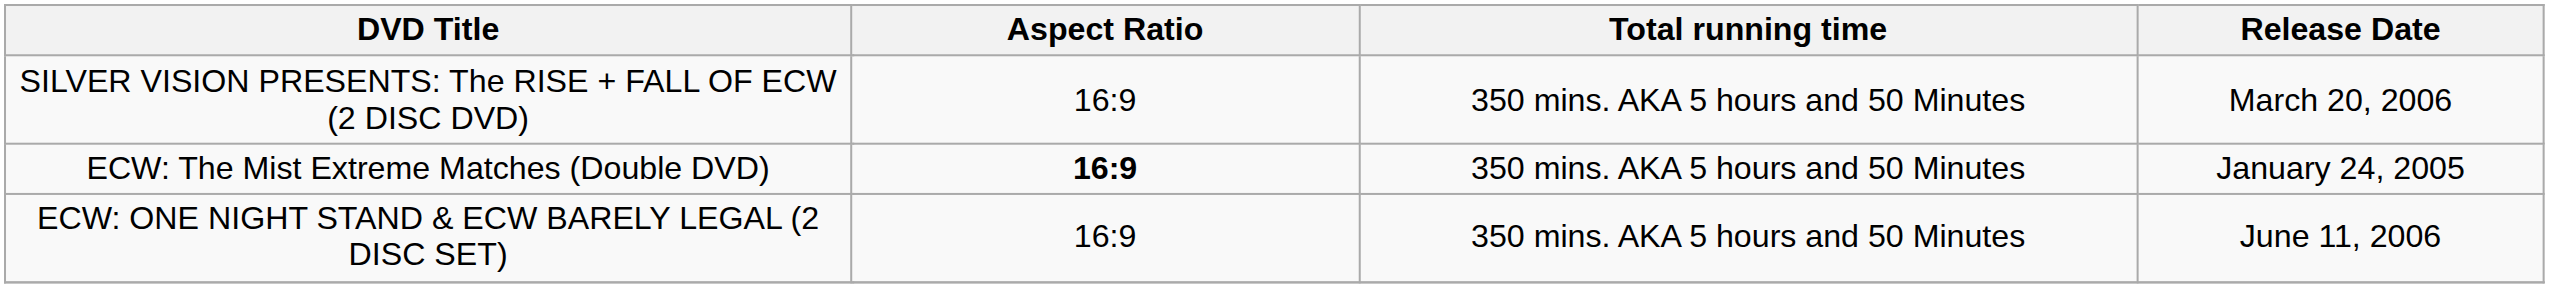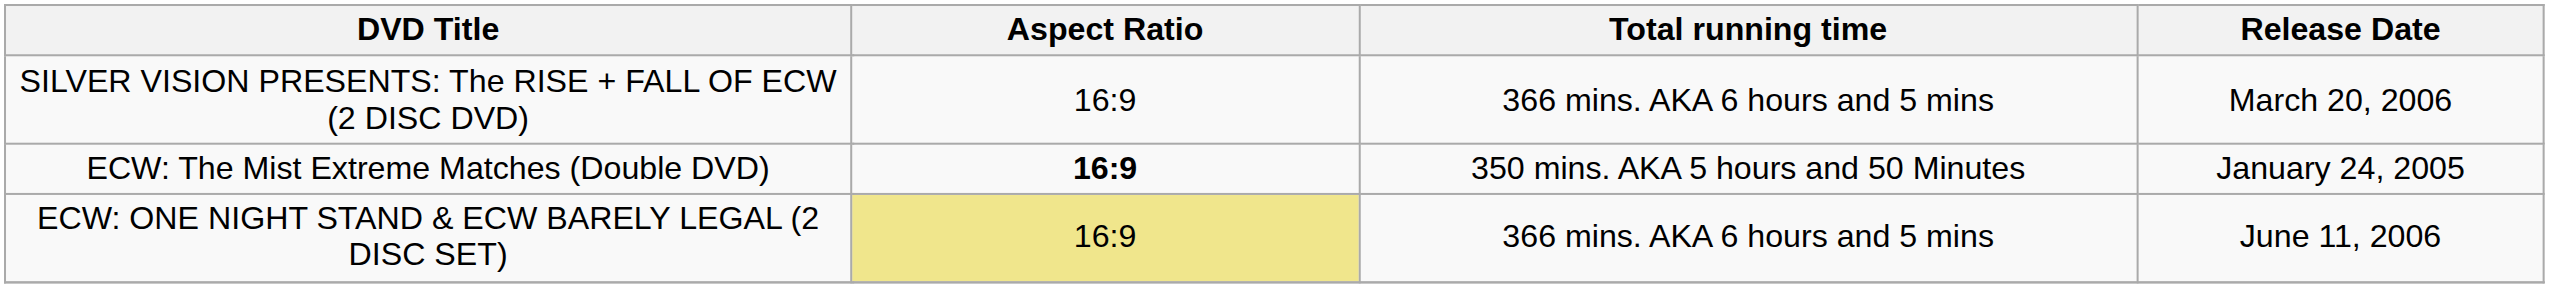(1748, 99) 350 mins. AKA 5 hours and 50 Minutes -> (1748, 99) 366 mins. AKA 6 hours and 5 mins
(1105, 237) no background -> (1105, 237) khaki background
(1748, 237) 350 mins. AKA 5 hours and 50 Minutes -> (1748, 237) 366 mins. AKA 6 hours and 5 mins
